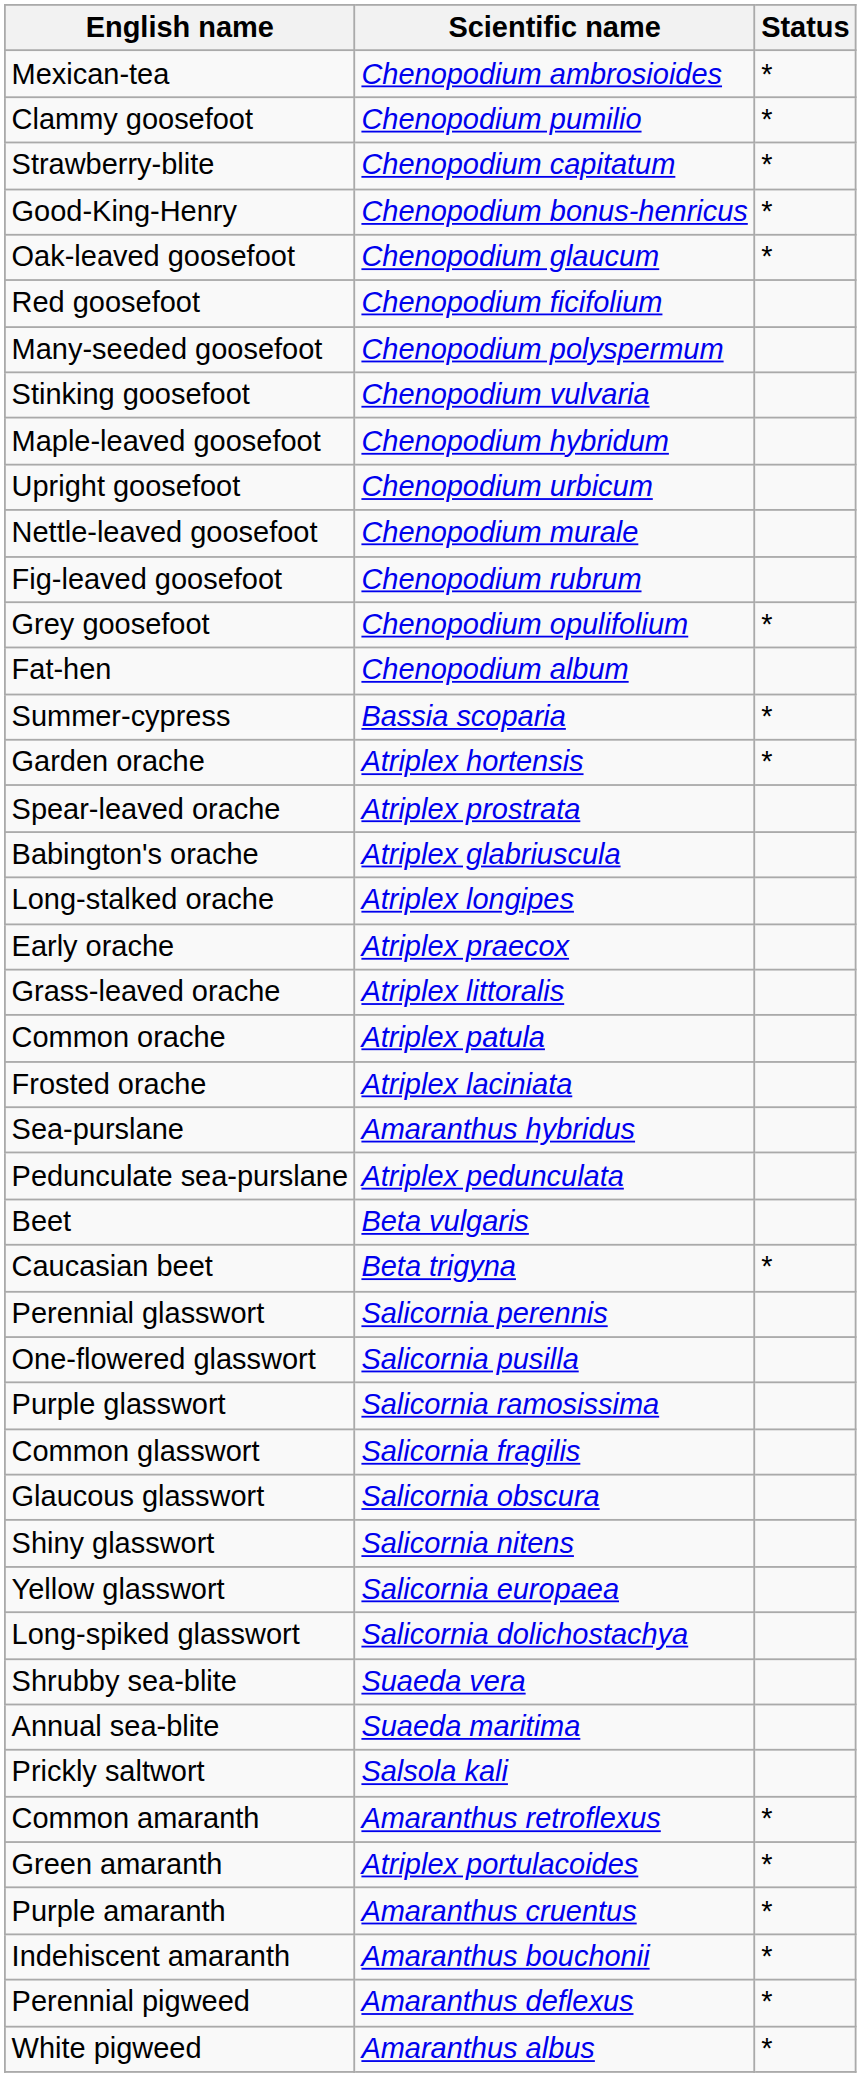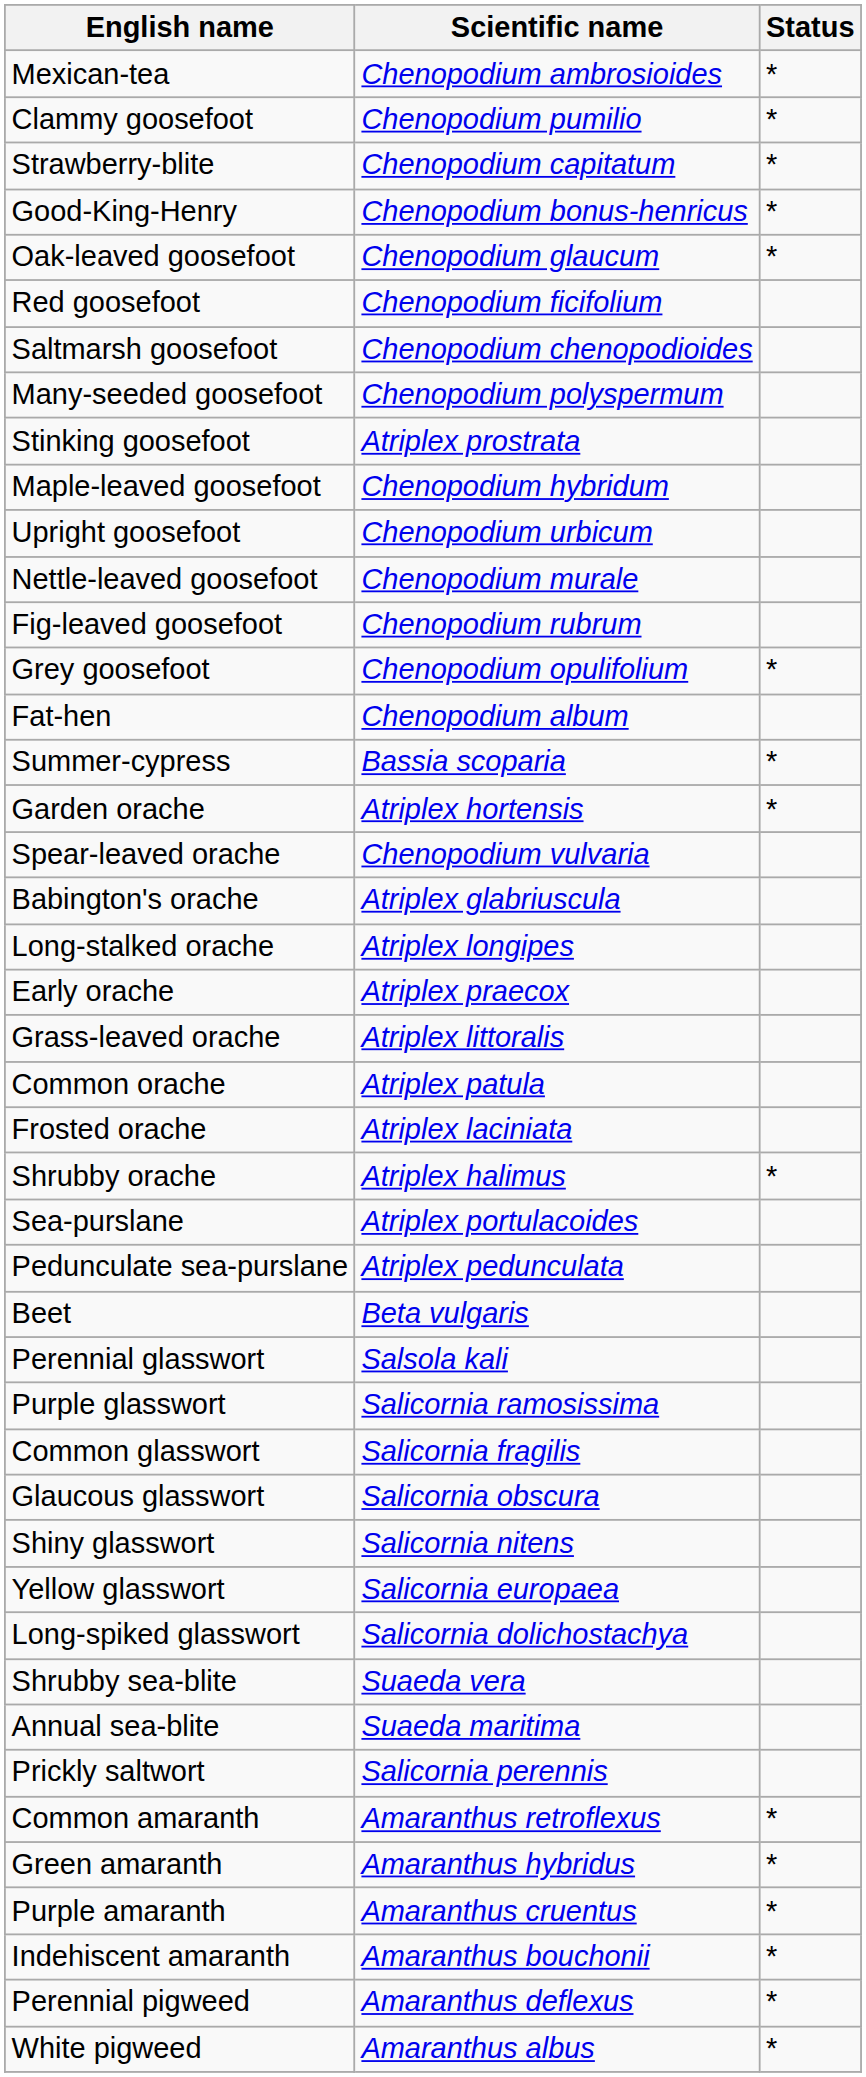+ row: (144, 348)
(505, 394) Chenopodium vulvaria -> (471, 440) Atriplex prostrata
(471, 808) Atriplex prostrata -> (505, 854) Chenopodium vulvaria
+ row: (114, 1175)
(498, 1129) Amaranthus hybridus -> (500, 1221) Atriplex portulacoides
- row: (112, 1267)
(485, 1313) Salicornia perennis -> (435, 1359) Salsola kali
- row: (164, 1359)
(435, 1772) Salsola kali -> (485, 1772) Salicornia perennis
(500, 1864) Atriplex portulacoides -> (498, 1864) Amaranthus hybridus
